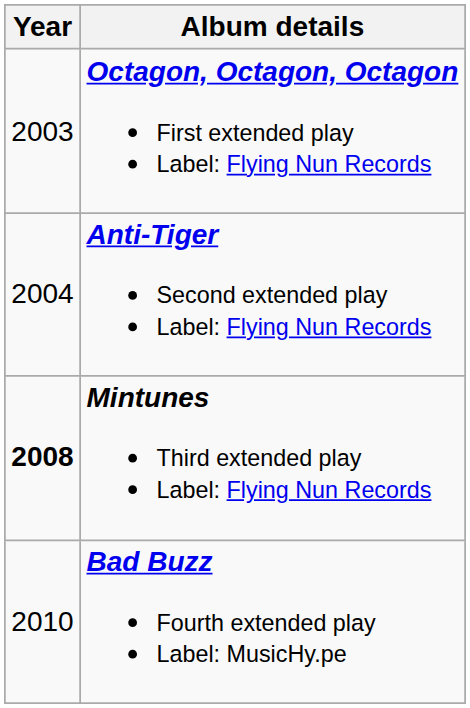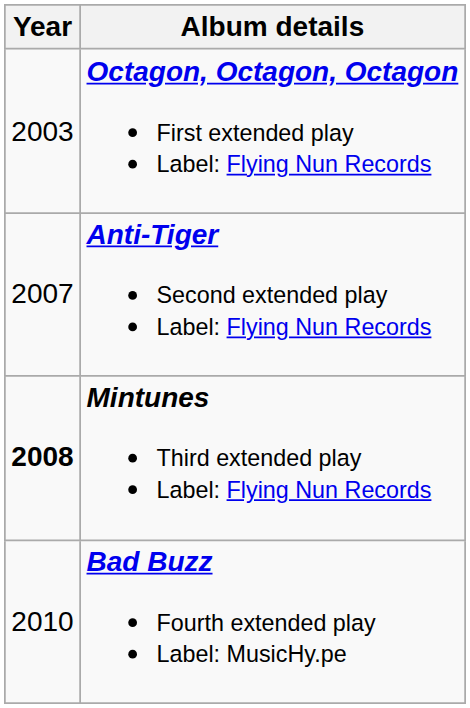(42, 294) 2004 -> (42, 294) 2007
